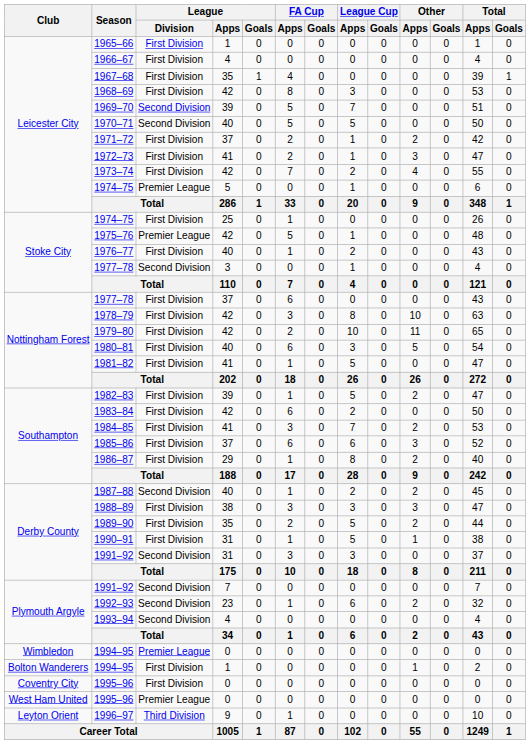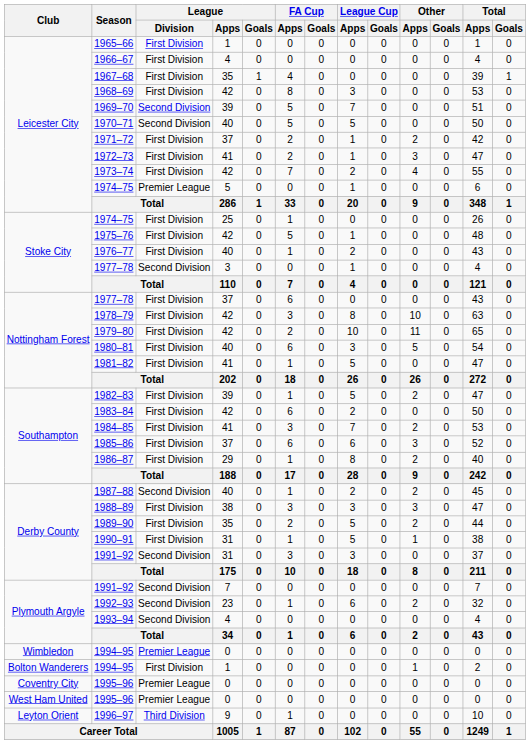(174, 236) Premier League -> (174, 236) First Division
(174, 683) First Division -> (174, 683) Premier League
